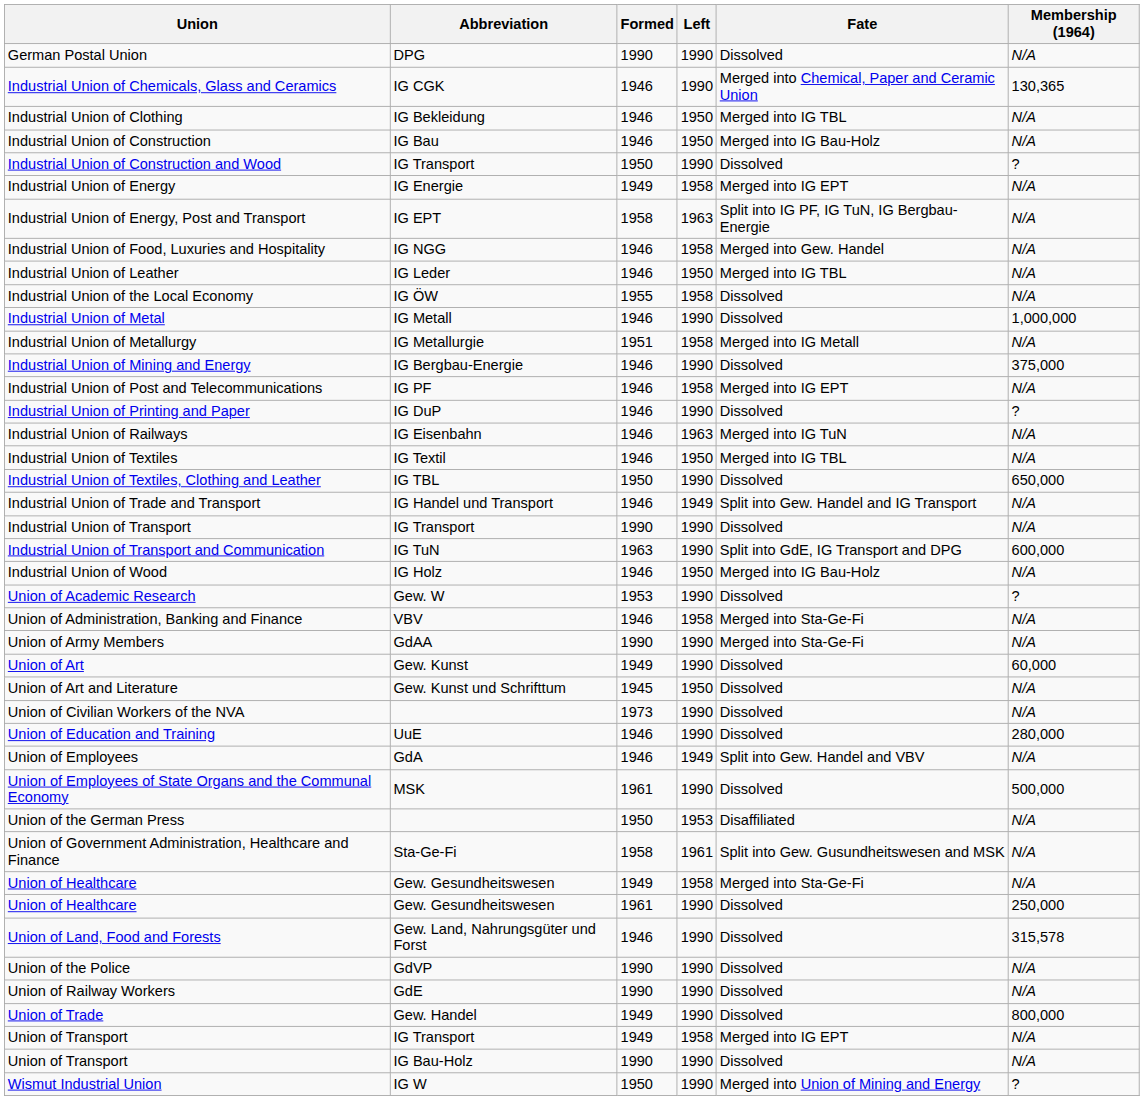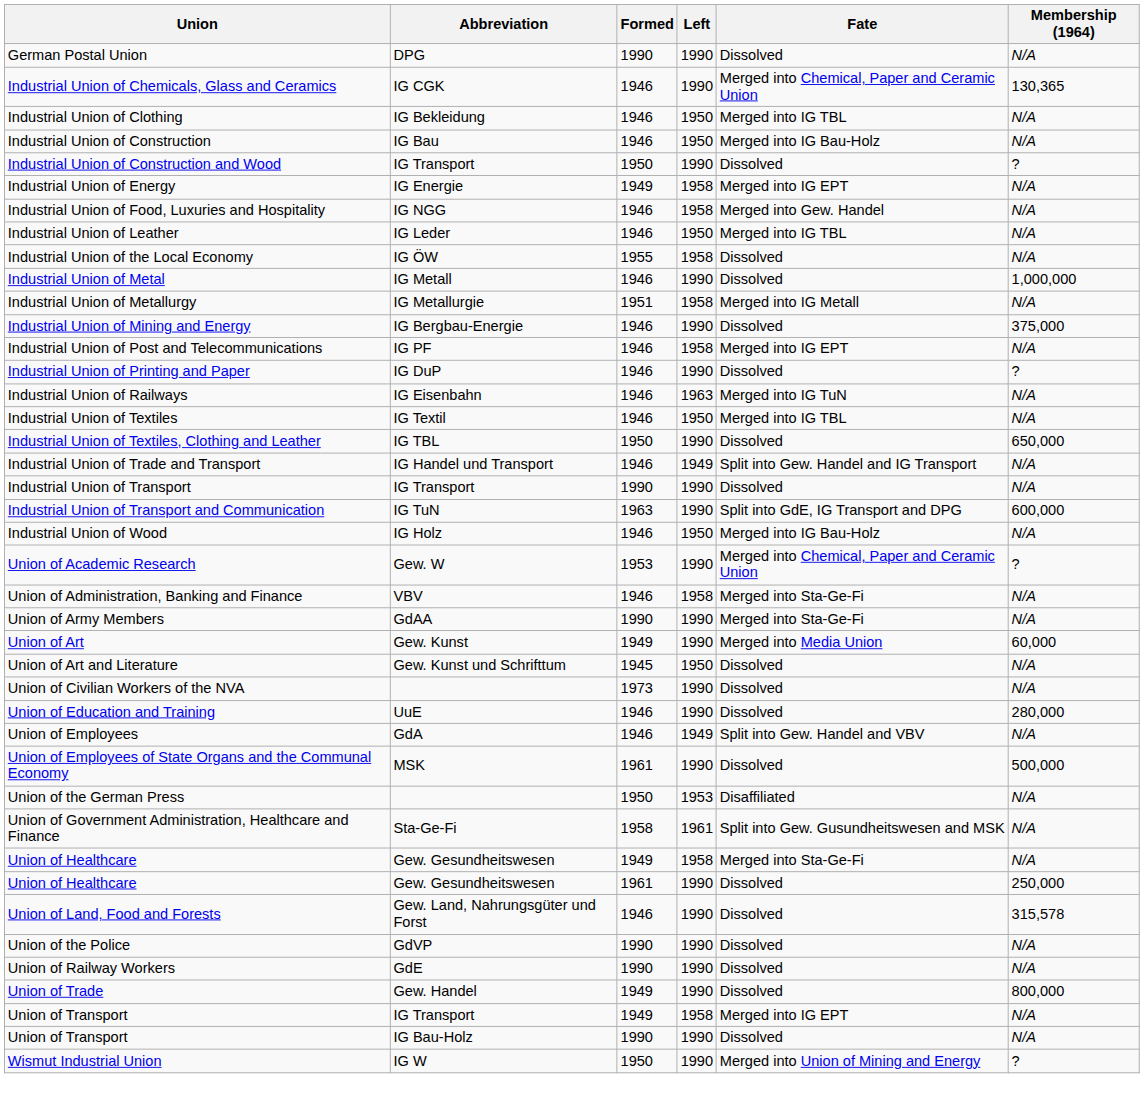- row: (157, 218)
(751, 596) Dissolved -> (857, 565) Merged into Chemical, Paper and Ceramic Union
(751, 665) Dissolved -> (801, 642) Merged into Media Union
